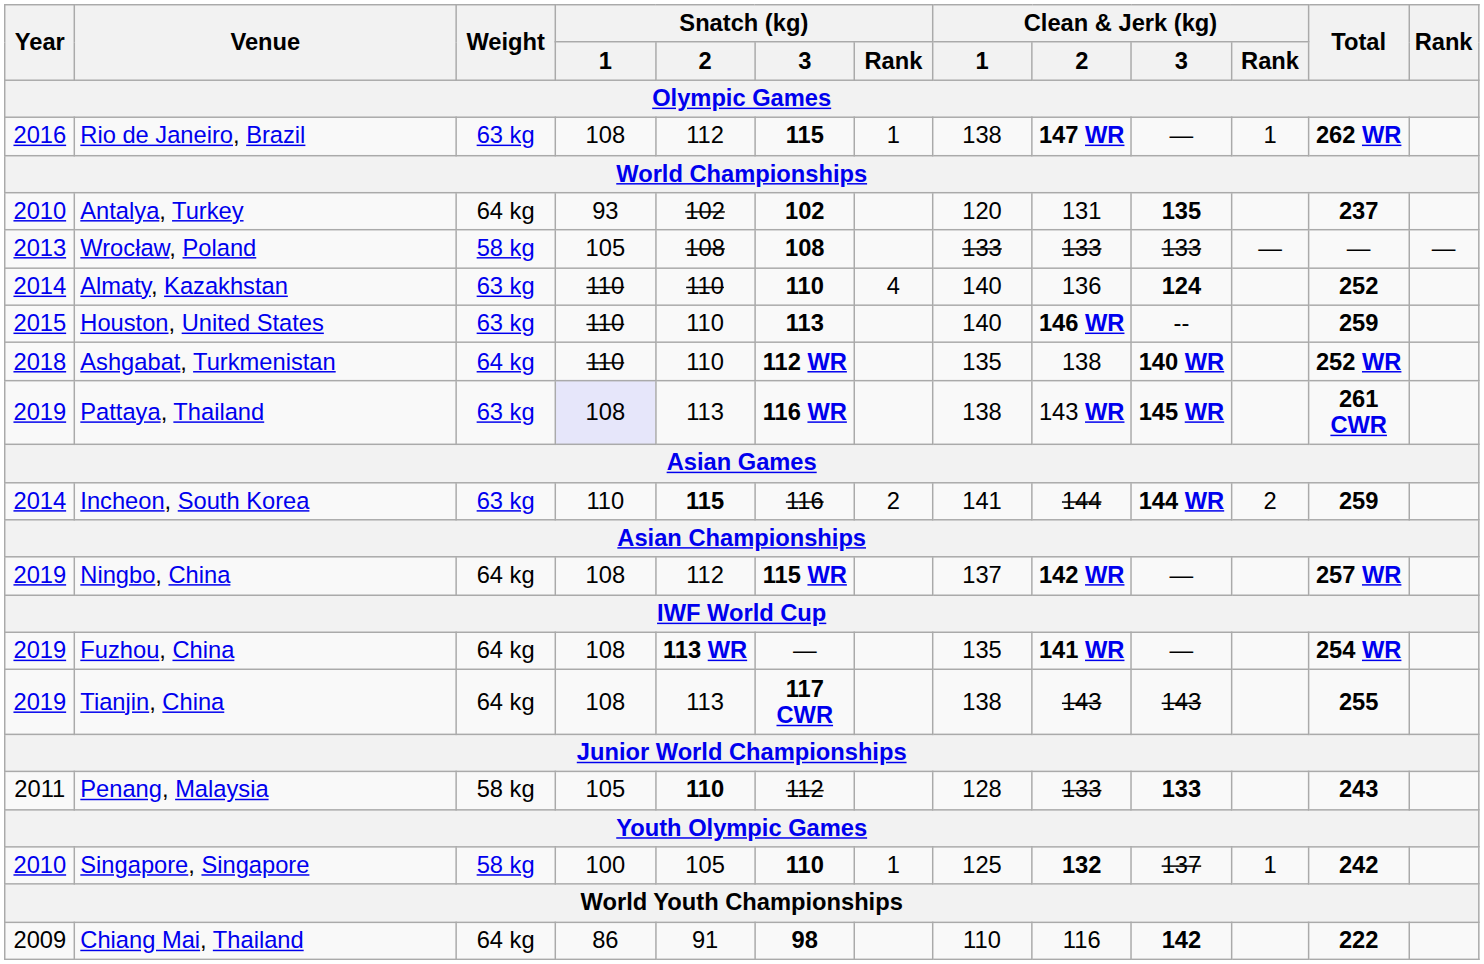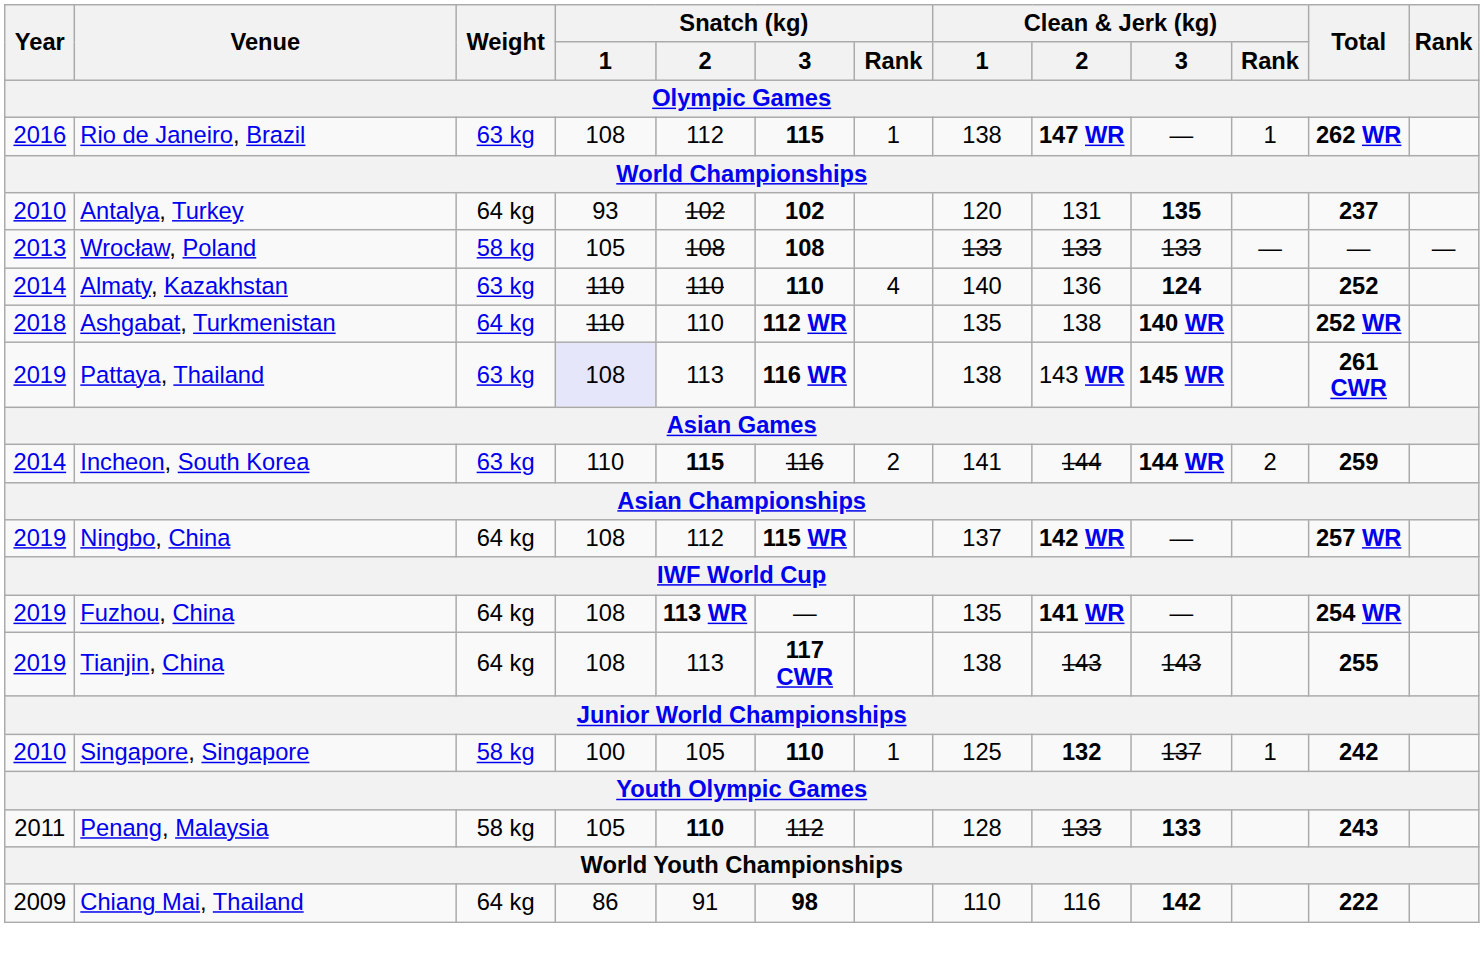- row: (202, 323)
rows swapped: (174, 790) <-> (195, 865)
